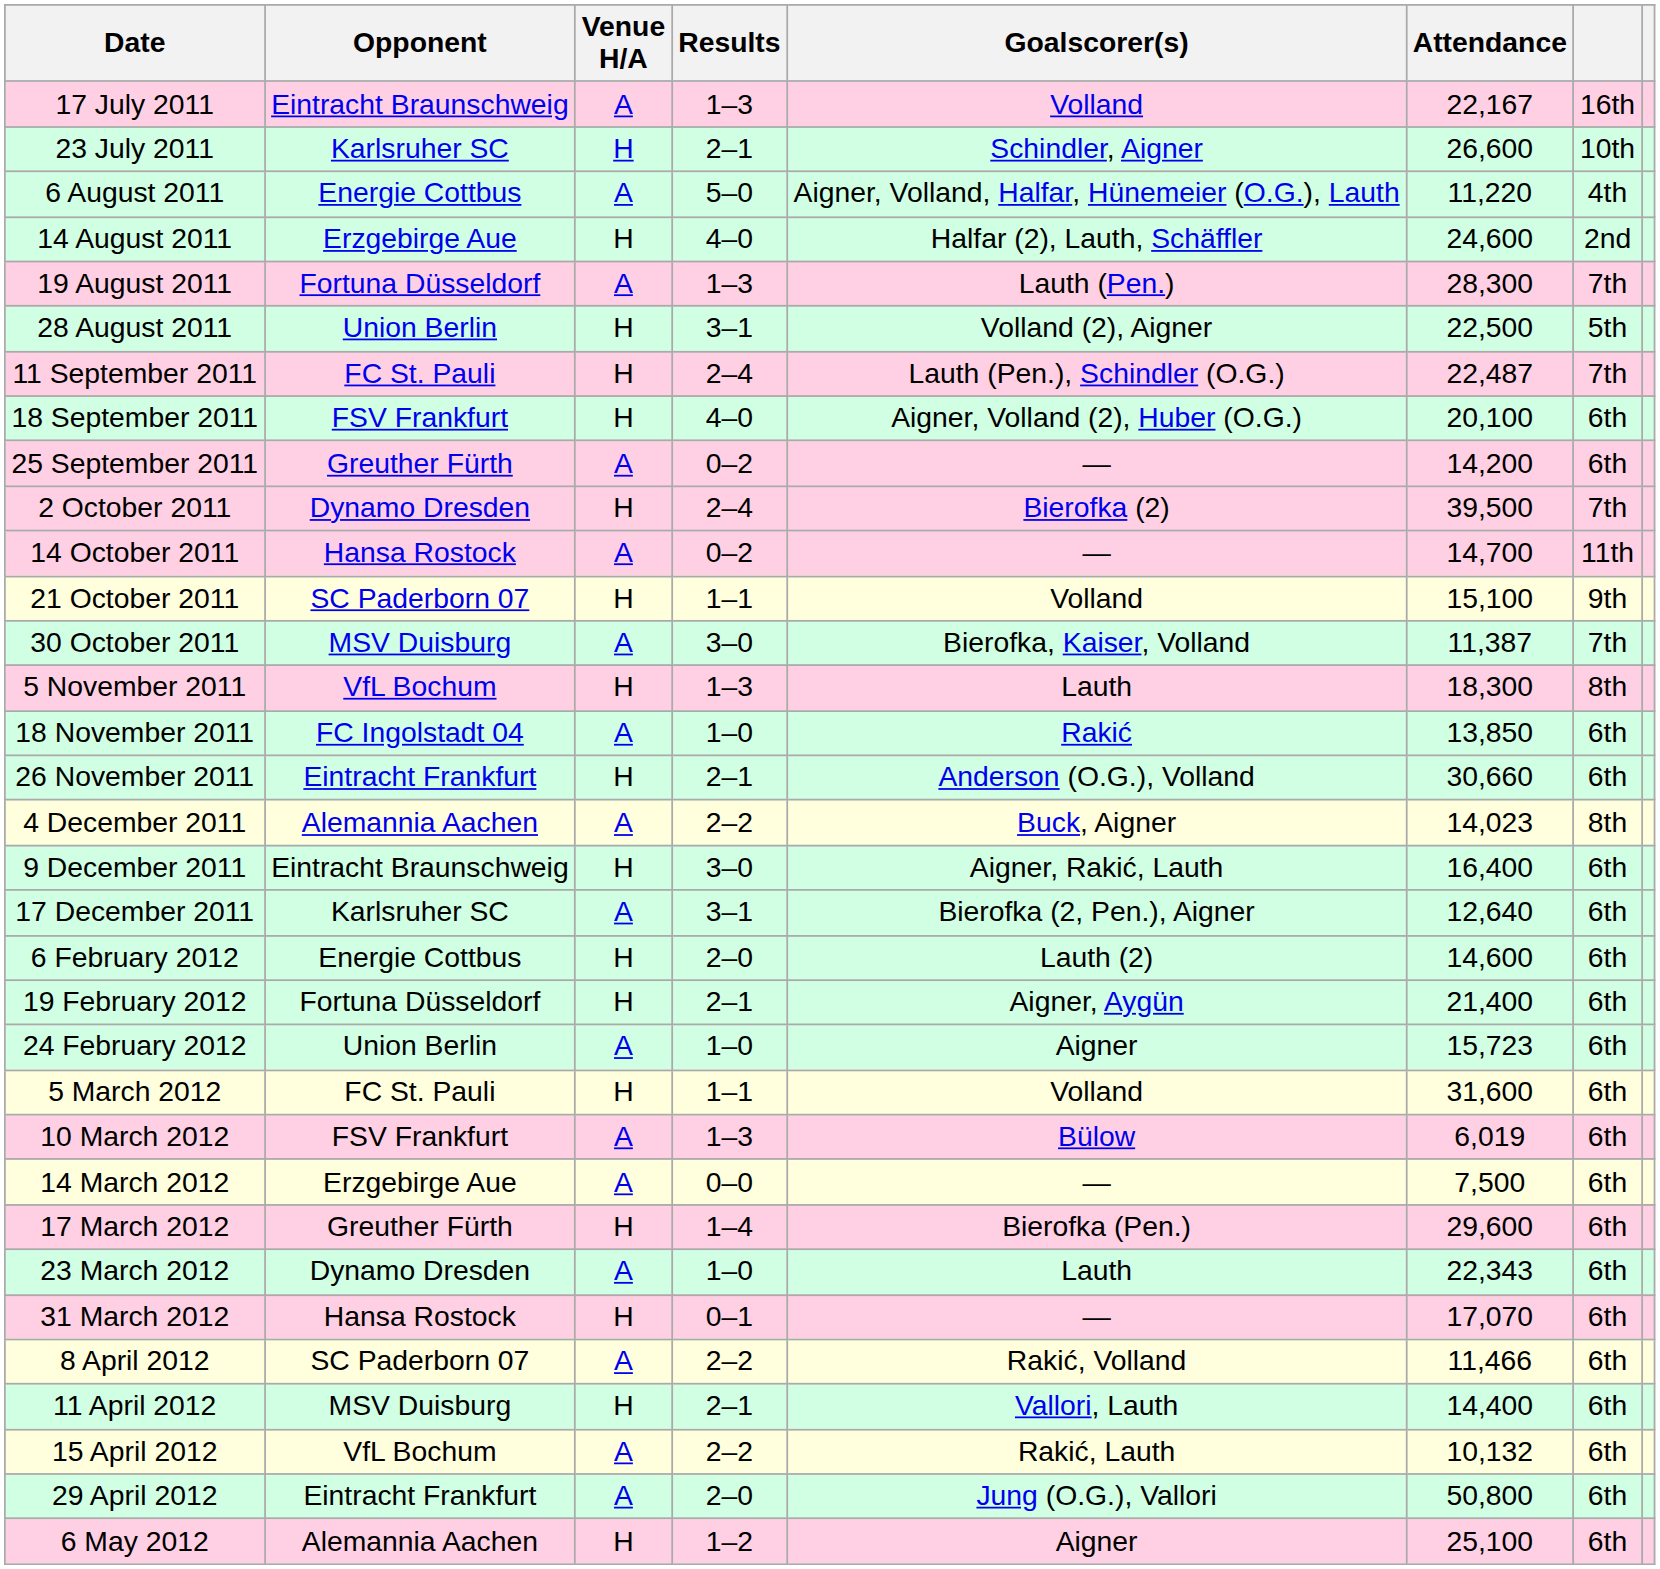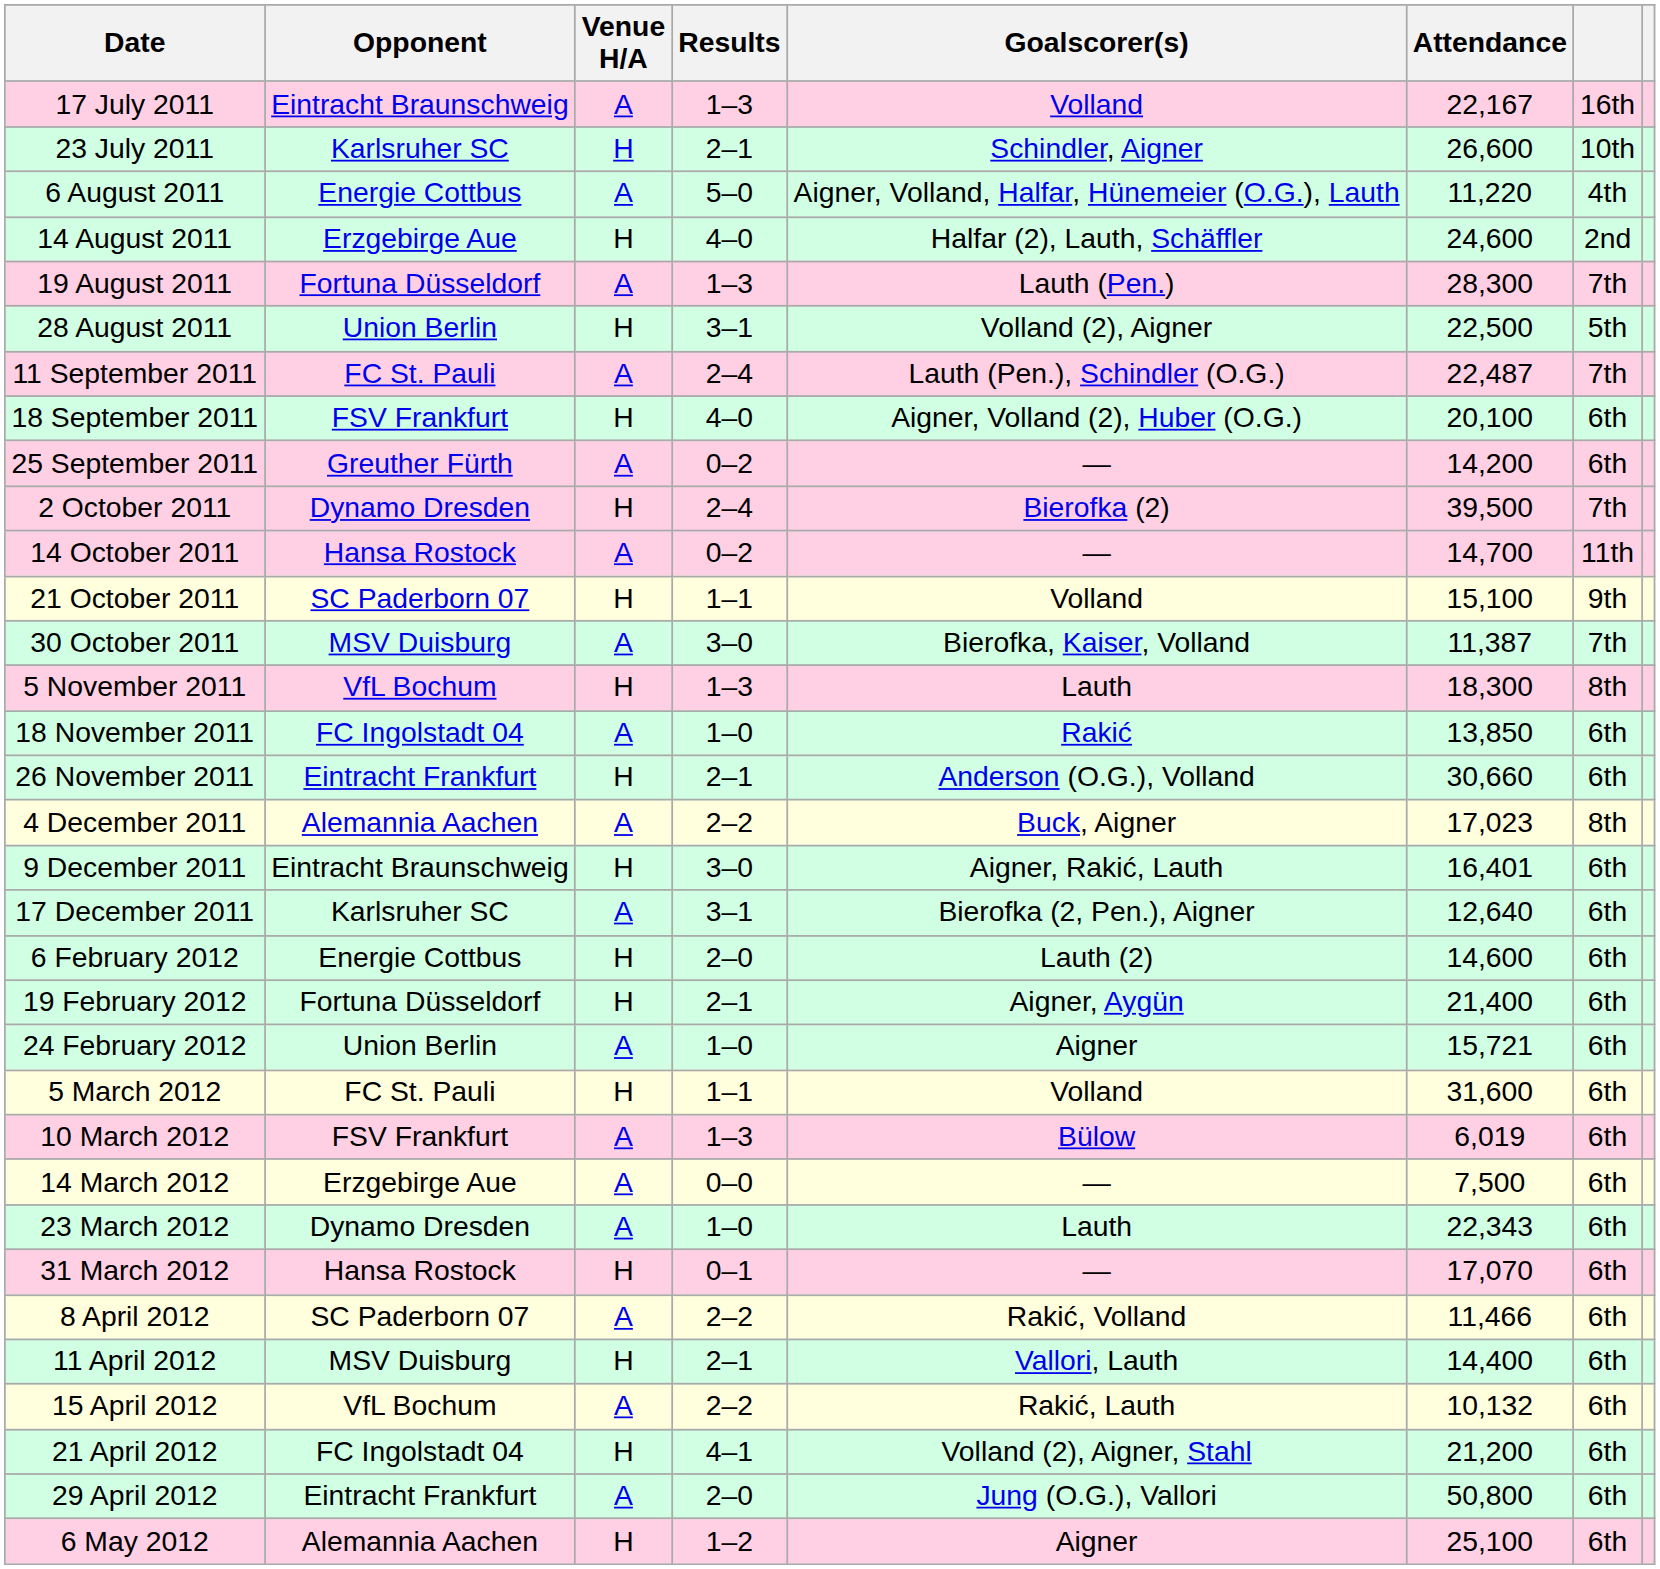(623, 373) H -> (623, 373) A
(1490, 822) 14,023 -> (1490, 822) 17,023
(1490, 867) 16,400 -> (1490, 867) 16,401
(1490, 1046) 15,723 -> (1490, 1046) 15,721
- row: (135, 1226)
+ row: (135, 1451)
